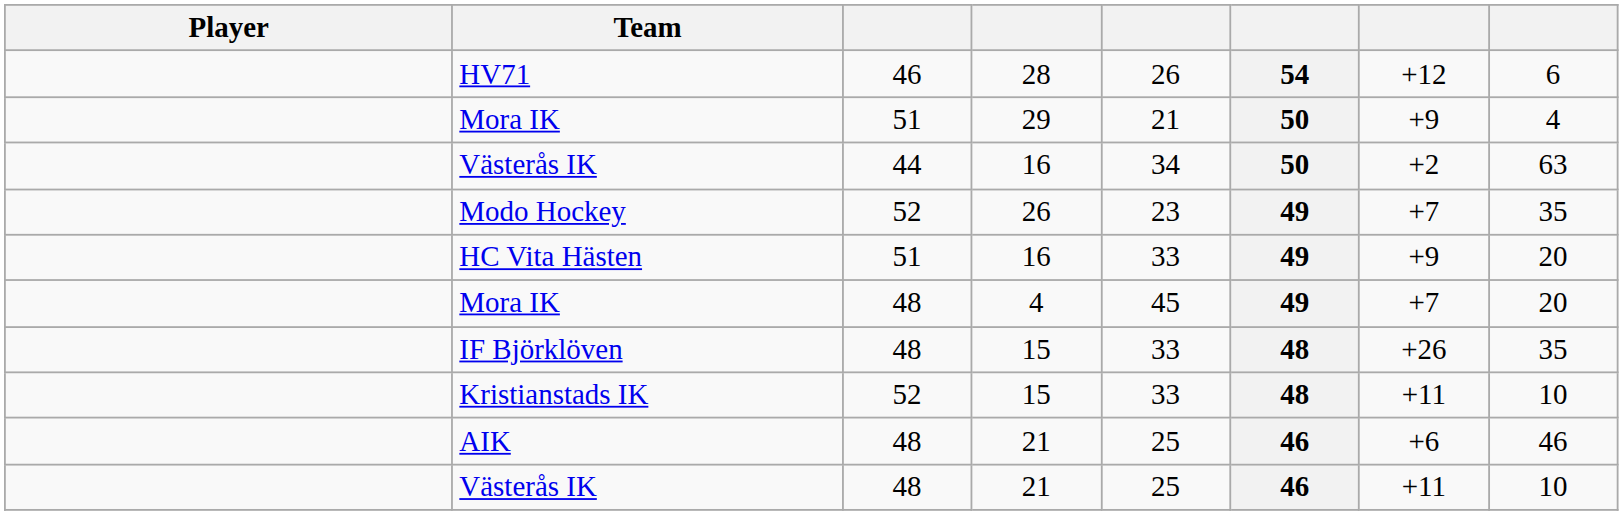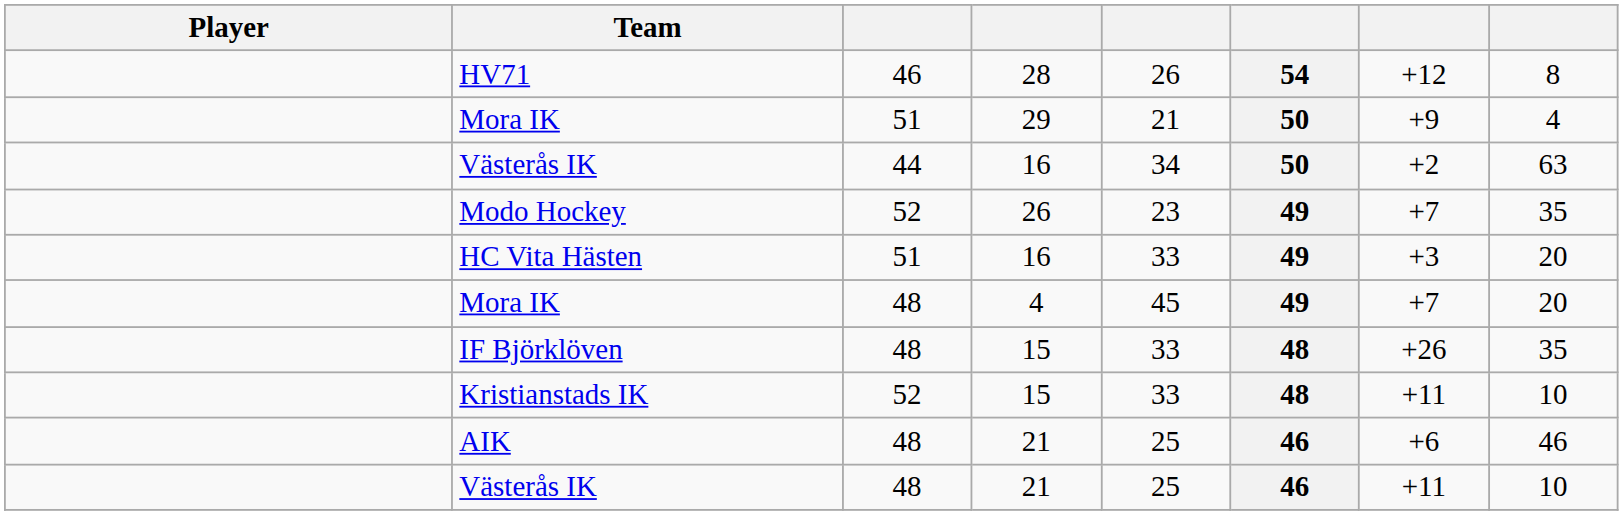(1553, 73) 6 -> (1553, 73) 8
(1424, 257) +9 -> (1424, 257) +3
